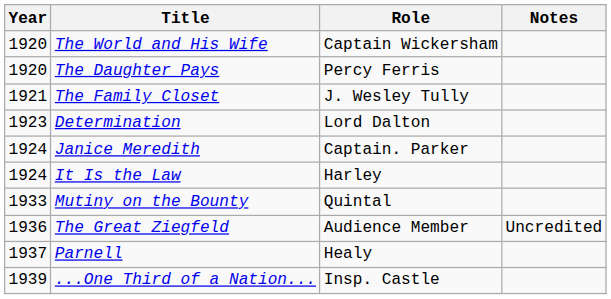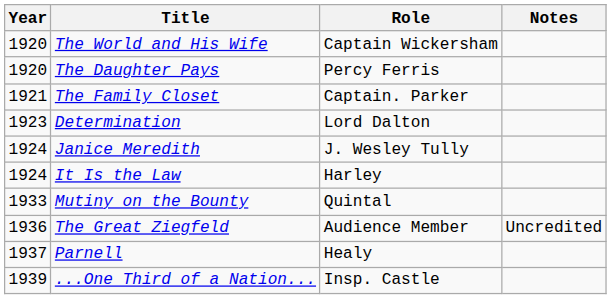(396, 97) J. Wesley Tully -> (396, 97) Captain. Parker
(396, 149) Captain. Parker -> (396, 149) J. Wesley Tully
